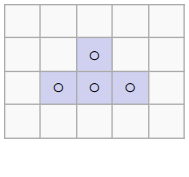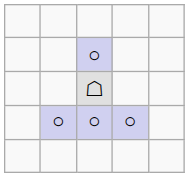+ row: (58, 88)
